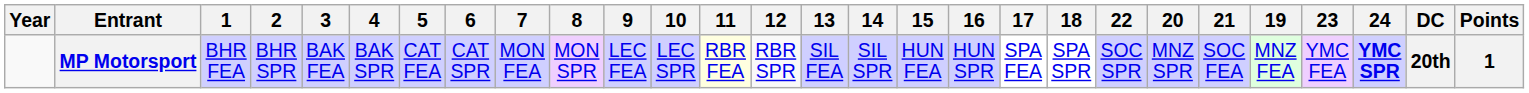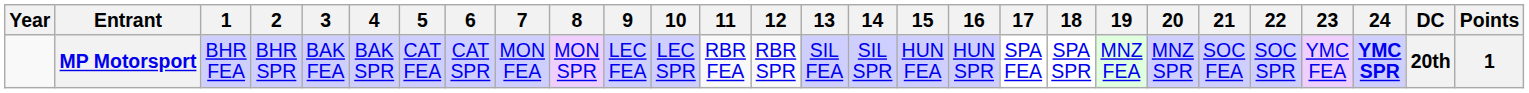columns swapped: (1276, 20) <-> (1122, 20)
(725, 61) lightyellow background -> (725, 61) no background
